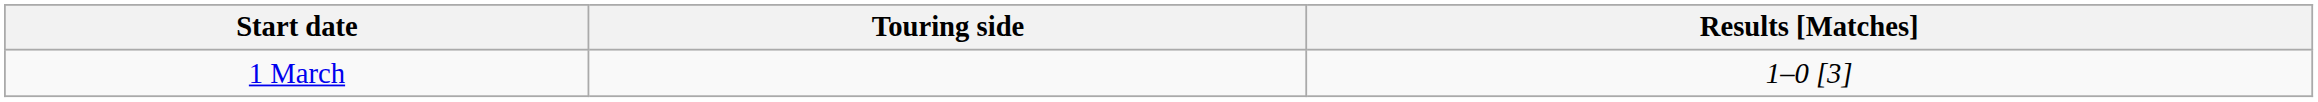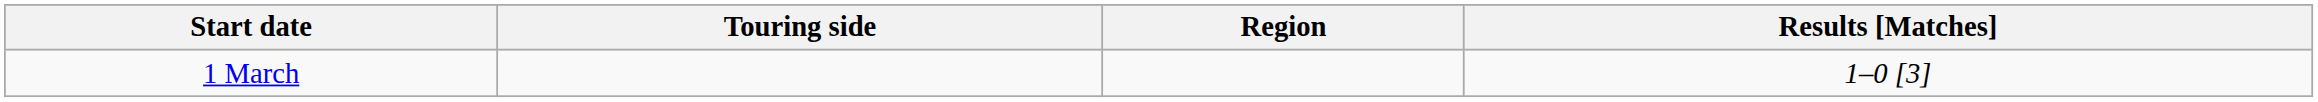+ column: (1284, 27)
